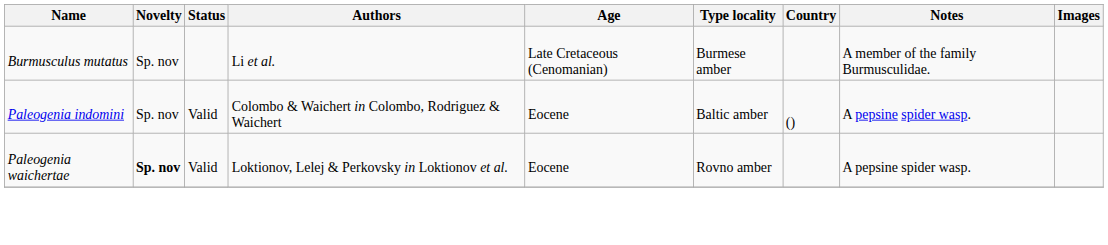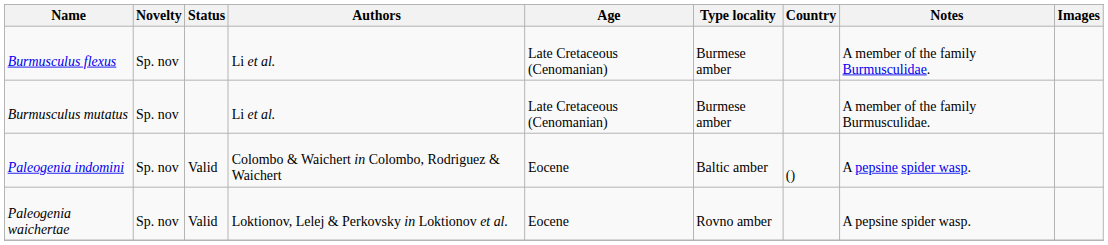+ row: (62, 61)
(158, 167) bold -> (157, 221) normal
